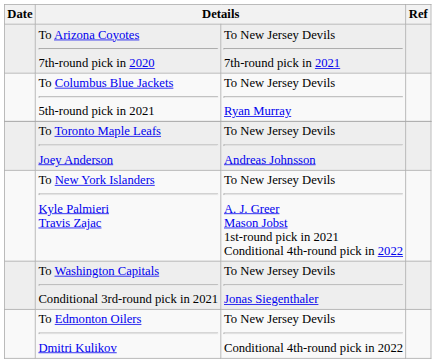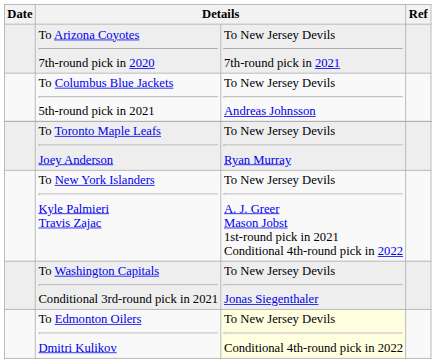(314, 97) To New Jersey Devils Ryan Murray -> (314, 97) To New Jersey Devils Andreas Johnsson
(314, 145) To New Jersey Devils Andreas Johnsson -> (314, 145) To New Jersey Devils Ryan Murray
(314, 333) no background -> (314, 333) lightyellow background
